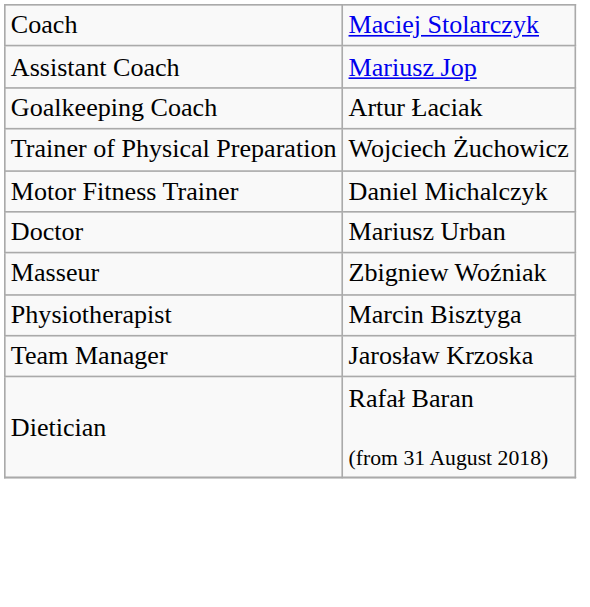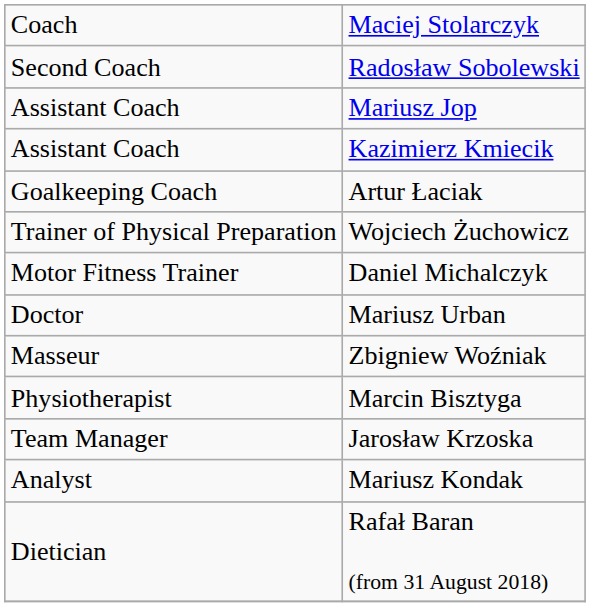+ row: (464, 66)
+ row: (451, 149)
+ row: (436, 480)
